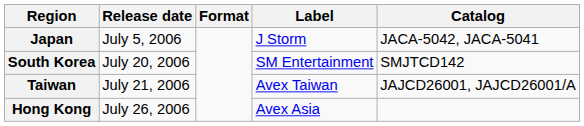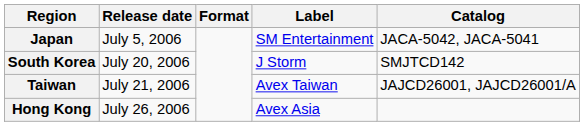(281, 39) J Storm -> (315, 39) SM Entertainment
(315, 62) SM Entertainment -> (281, 62) J Storm
